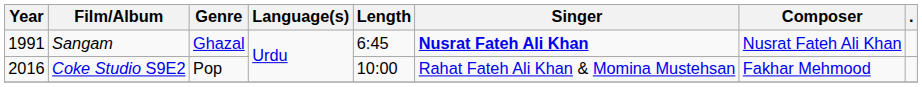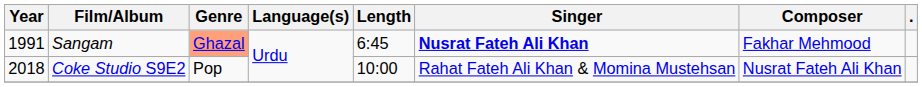(219, 43) no background -> (219, 43) lightsalmon background
(822, 43) Nusrat Fateh Ali Khan -> (807, 43) Fakhar Mehmood
(26, 69) 2016 -> (26, 69) 2018
(807, 69) Fakhar Mehmood -> (822, 69) Nusrat Fateh Ali Khan
